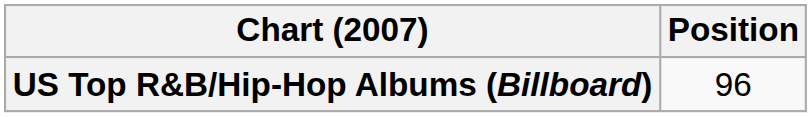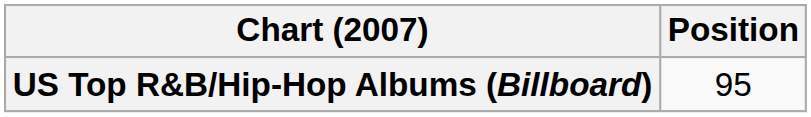(733, 83) 96 -> (733, 83) 95
